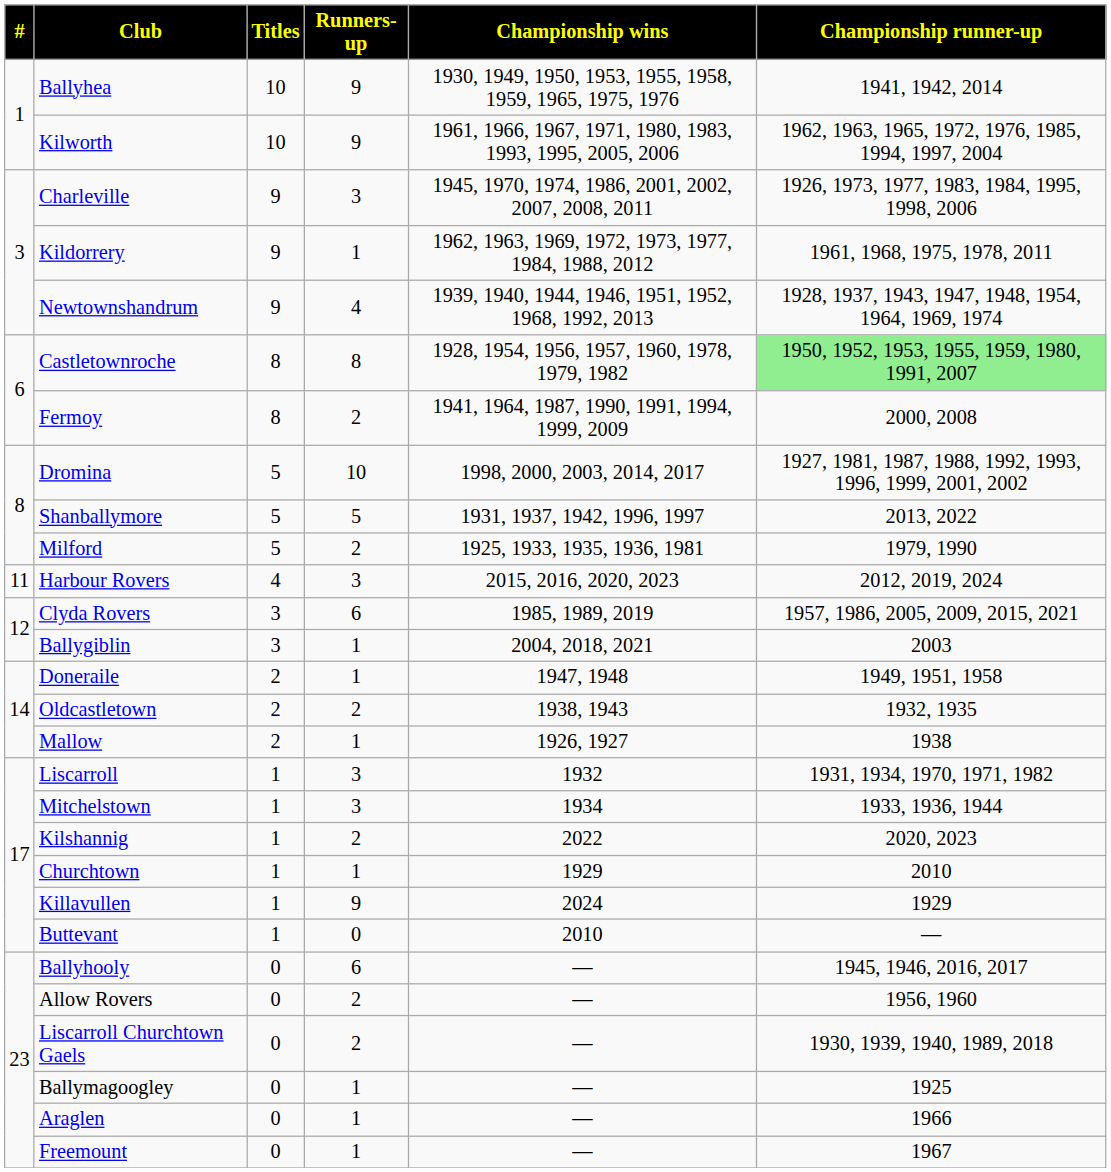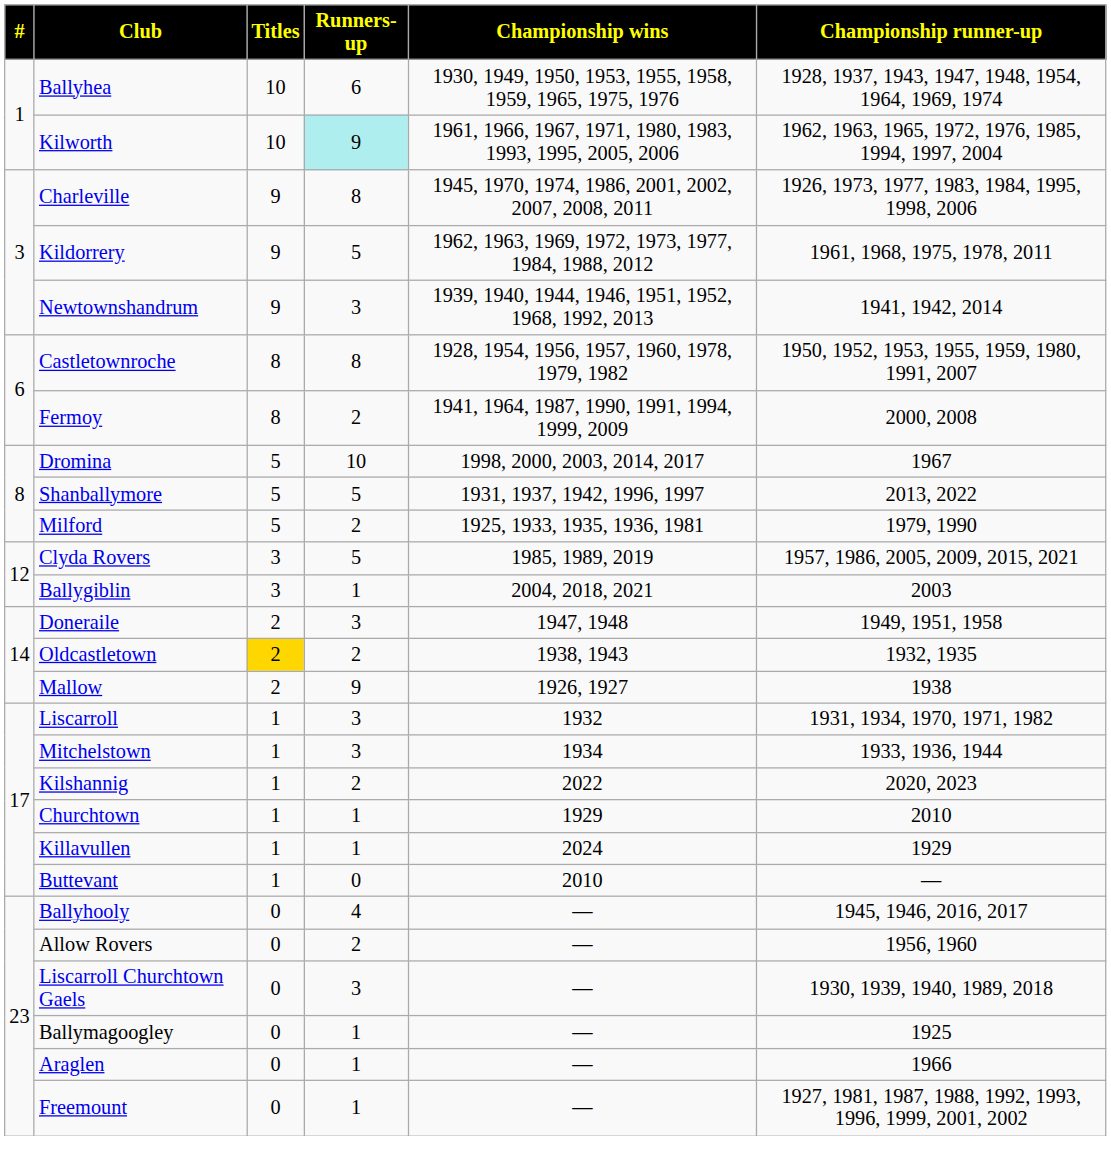(356, 87) 9 -> (356, 87) 6
(931, 87) 1941, 1942, 2014 -> (931, 87) 1928, 1937, 1943, 1947, 1948, 1954, 1964, 1969, 1974
(356, 142) no background -> (356, 142) paleturquoise background
(356, 197) 3 -> (356, 197) 8
(356, 252) 1 -> (356, 252) 5
(356, 307) 4 -> (356, 307) 3
(931, 307) 1928, 1937, 1943, 1947, 1948, 1954, 1964, 1969, 1974 -> (931, 307) 1941, 1942, 2014
(931, 362) lightgreen background -> (931, 362) no background
(931, 472) 1927, 1981, 1987, 1988, 1992, 1993, 1996, 1999, 2001, 2002 -> (931, 461) 1967
- row: (104, 580)
(356, 613) 6 -> (356, 557) 5
(356, 677) 1 -> (356, 622) 3
(276, 709) no background -> (276, 654) gold background
(356, 741) 1 -> (356, 686) 9
(356, 903) 9 -> (356, 848) 1
(356, 967) 6 -> (356, 912) 4
(356, 1043) 2 -> (356, 988) 3
(931, 1151) 1967 -> (931, 1107) 1927, 1981, 1987, 1988, 1992, 1993, 1996, 1999, 2001, 2002
